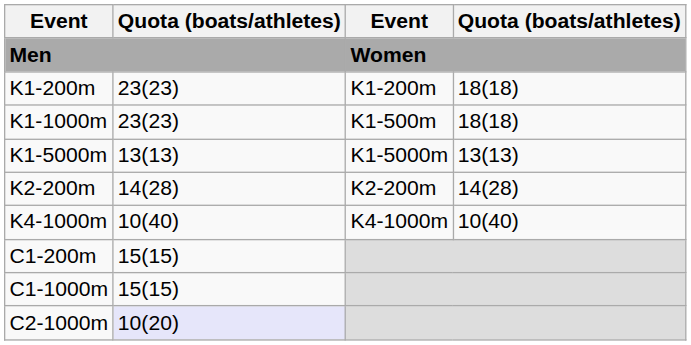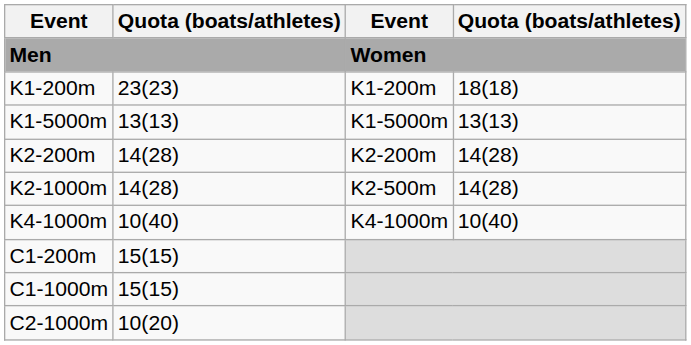- row: (58, 121)
+ row: (58, 188)
(148, 322) lavender background -> (148, 322) no background
